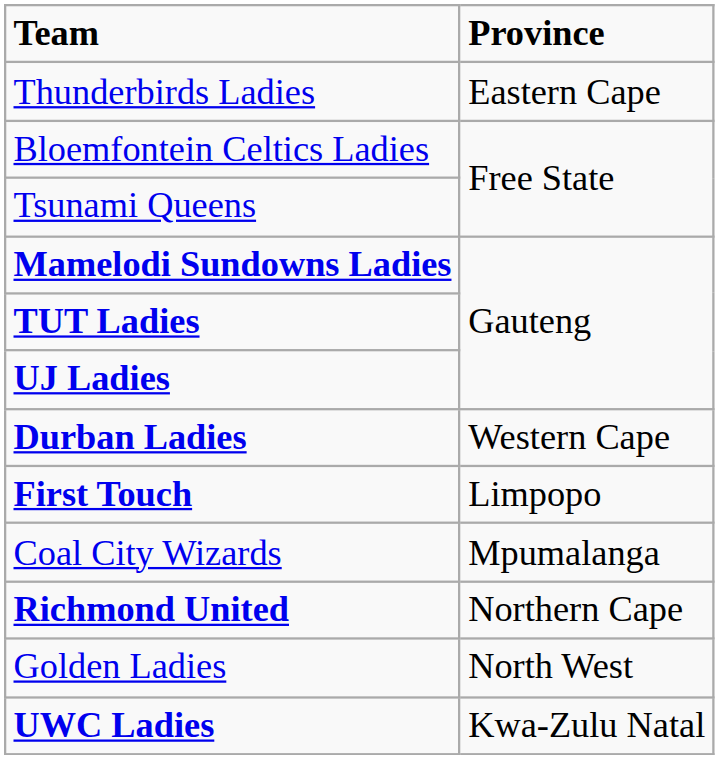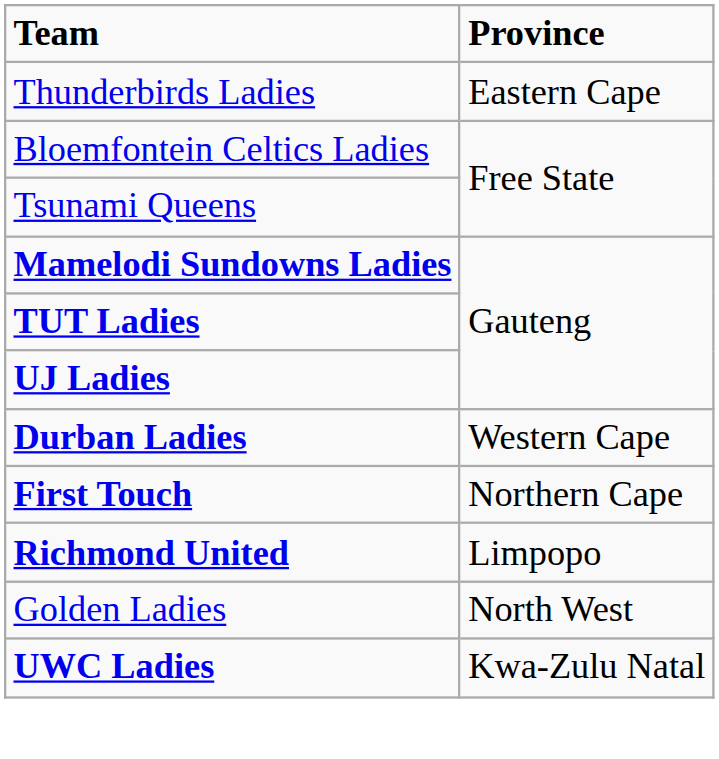(535, 494) Limpopo -> (576, 494) Northern Cape
- row: (148, 551)
(576, 609) Northern Cape -> (535, 551) Limpopo
